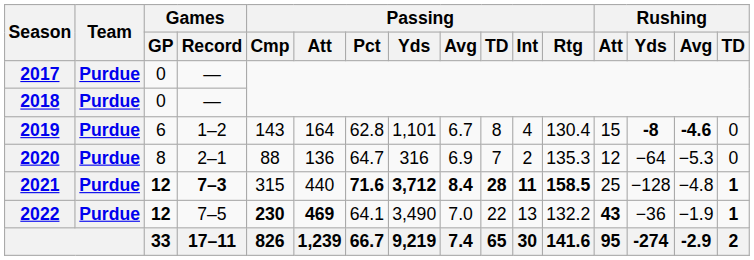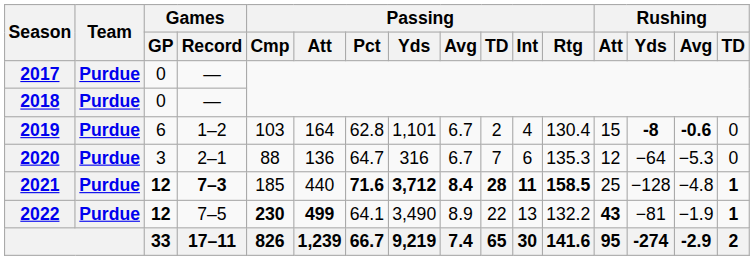(270, 130) 143 -> (270, 130) 103
(497, 130) 8 -> (497, 130) 2
(696, 130) -4.6 -> (696, 130) -0.6
(161, 158) 8 -> (161, 158) 3
(461, 158) 6.9 -> (461, 158) 6.7
(527, 158) 2 -> (527, 158) 6
(270, 185) 315 -> (270, 185) 185
(320, 213) 469 -> (320, 213) 499
(461, 213) 7.0 -> (461, 213) 8.9
(651, 213) −36 -> (651, 213) −81
